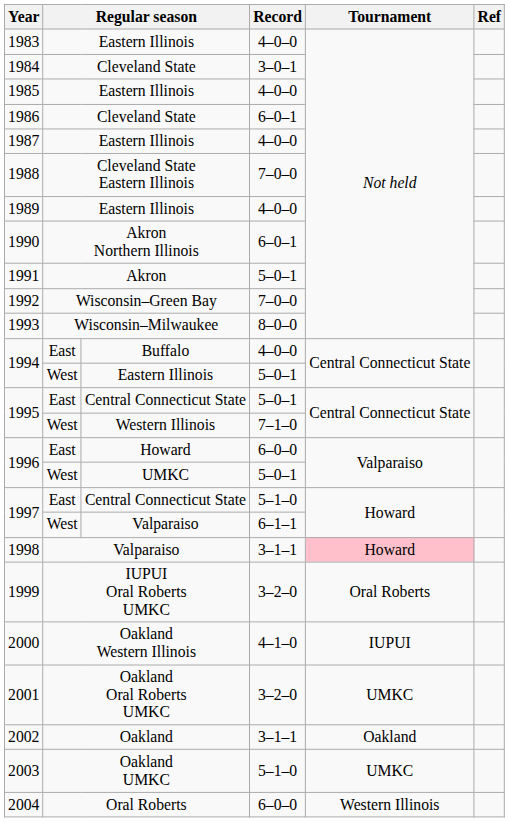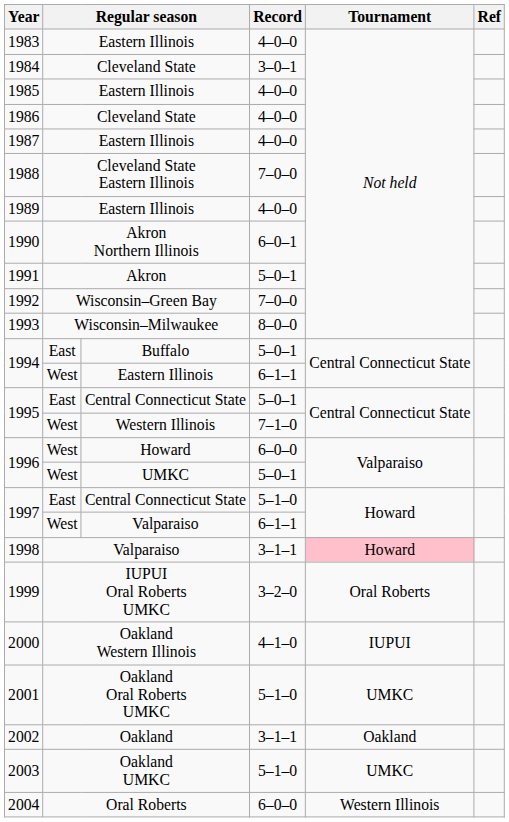(278, 116) 6–0–1 -> (278, 116) 4–0–0
(278, 350) 4–0–0 -> (278, 350) 5–0–1
(278, 375) 5–0–1 -> (278, 375) 6–1–1
(62, 450) East -> (62, 450) West
(278, 694) 3–2–0 -> (278, 694) 5–1–0
